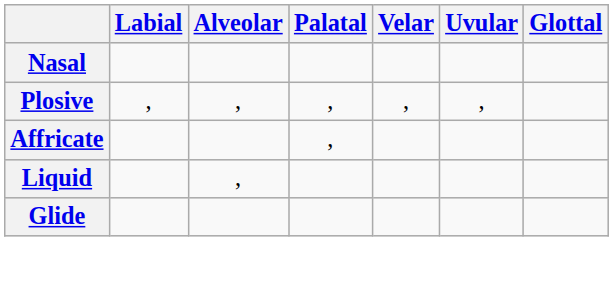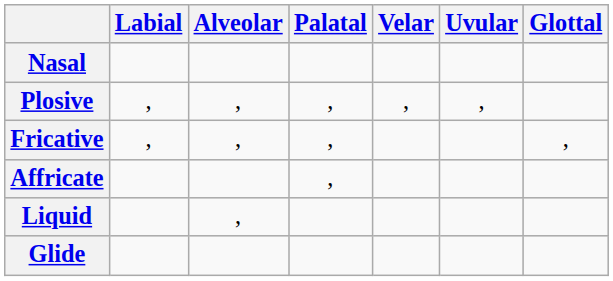+ row: (57, 139)
